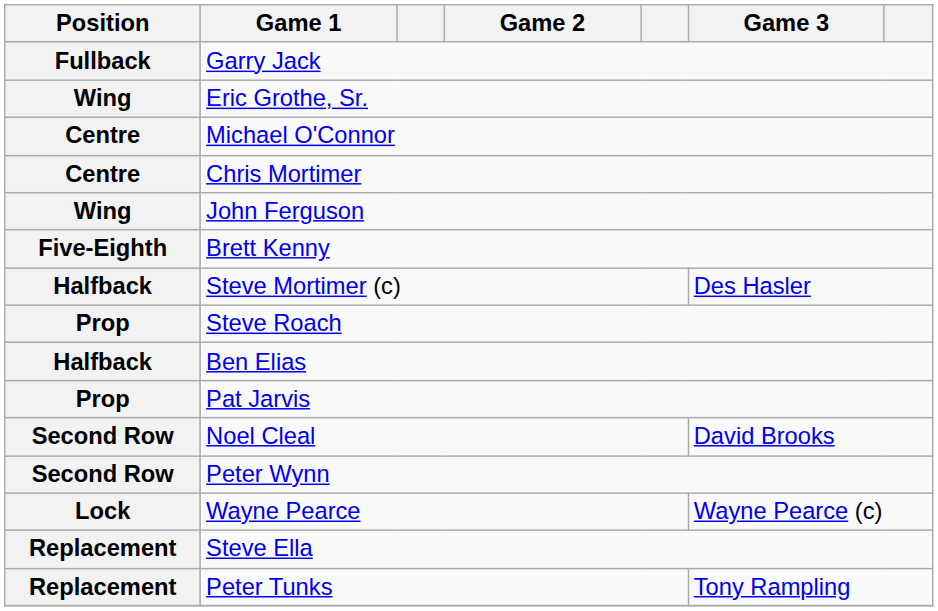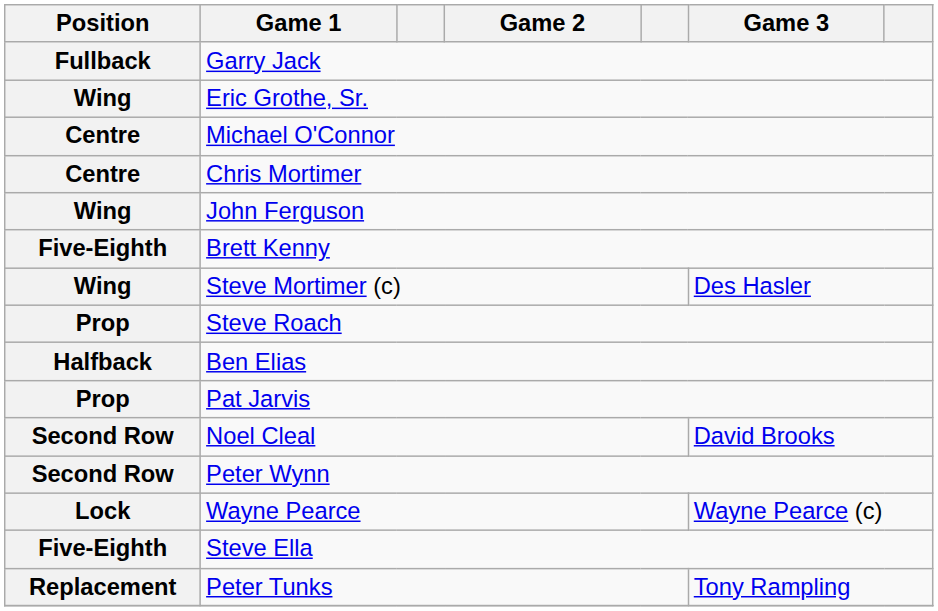(103, 286) Halfback -> (103, 286) Wing
(103, 549) Replacement -> (103, 549) Five-Eighth
